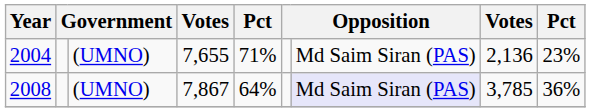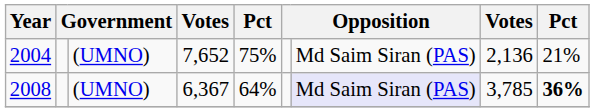(206, 55) 7,655 -> (206, 55) 7,652
(258, 55) 71% -> (258, 55) 75%
(561, 55) 23% -> (561, 55) 21%
(206, 89) 7,867 -> (206, 89) 6,367
(561, 89) normal -> (563, 89) bold
